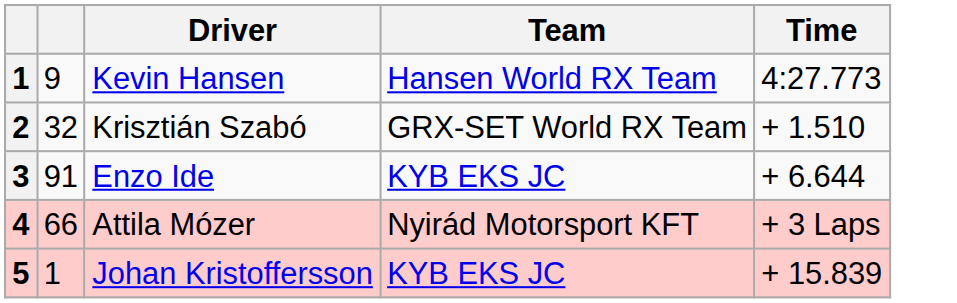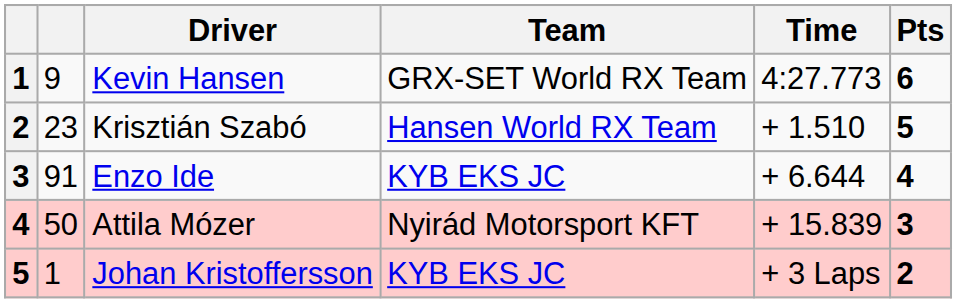+ column: (921, 30)
(552, 78) Hansen World RX Team -> (567, 78) GRX-SET World RX Team
(61, 127) 32 -> (61, 127) 23
(567, 127) GRX-SET World RX Team -> (552, 127) Hansen World RX Team
(61, 225) 66 -> (61, 225) 50
(821, 225) + 3 Laps -> (822, 225) + 15.839
(822, 274) + 15.839 -> (821, 274) + 3 Laps
